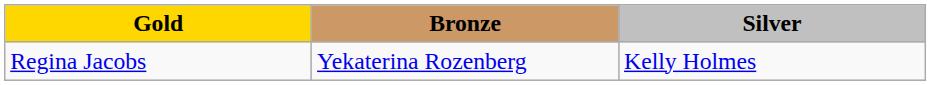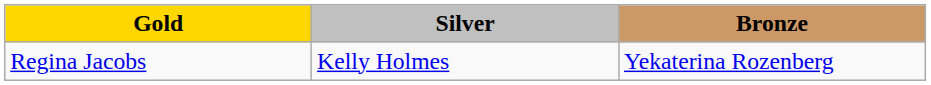columns swapped: (772, 23) <-> (465, 23)
